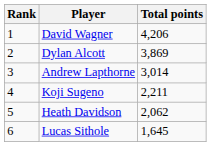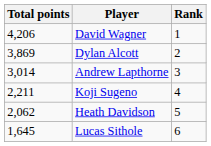columns swapped: (22, 14) <-> (172, 14)
